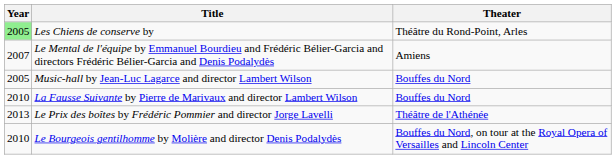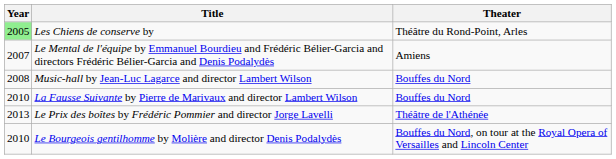(18, 79) 2005 -> (18, 79) 2008
